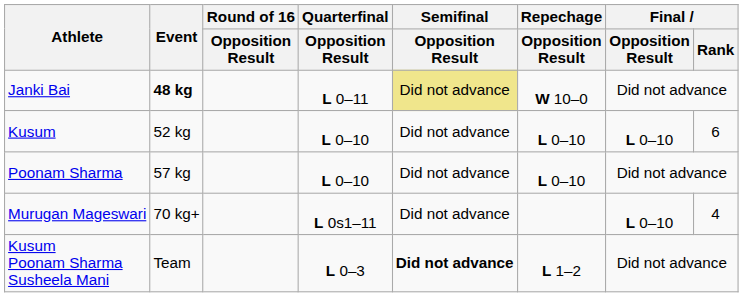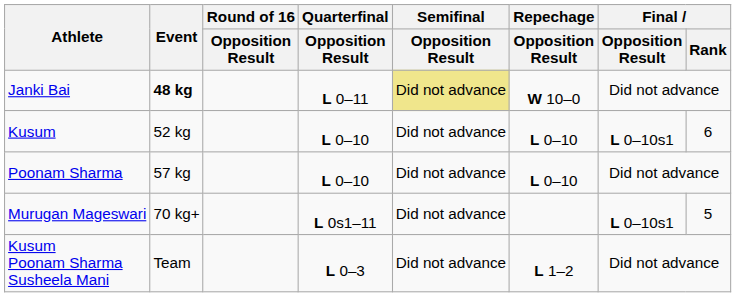(650, 140) L 0–10 -> (642, 140) L 0–10s1
(650, 222) L 0–10 -> (642, 222) L 0–10s1
(716, 214) 4 -> (708, 214) 5
(455, 263) bold -> (451, 263) normal
